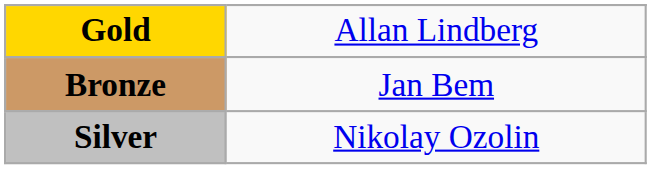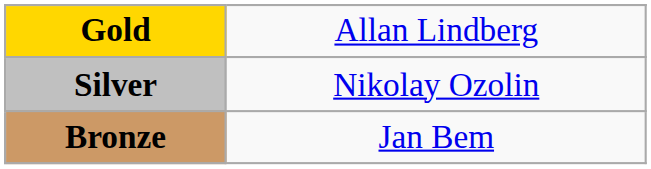rows swapped: (116, 136) <-> (116, 83)
